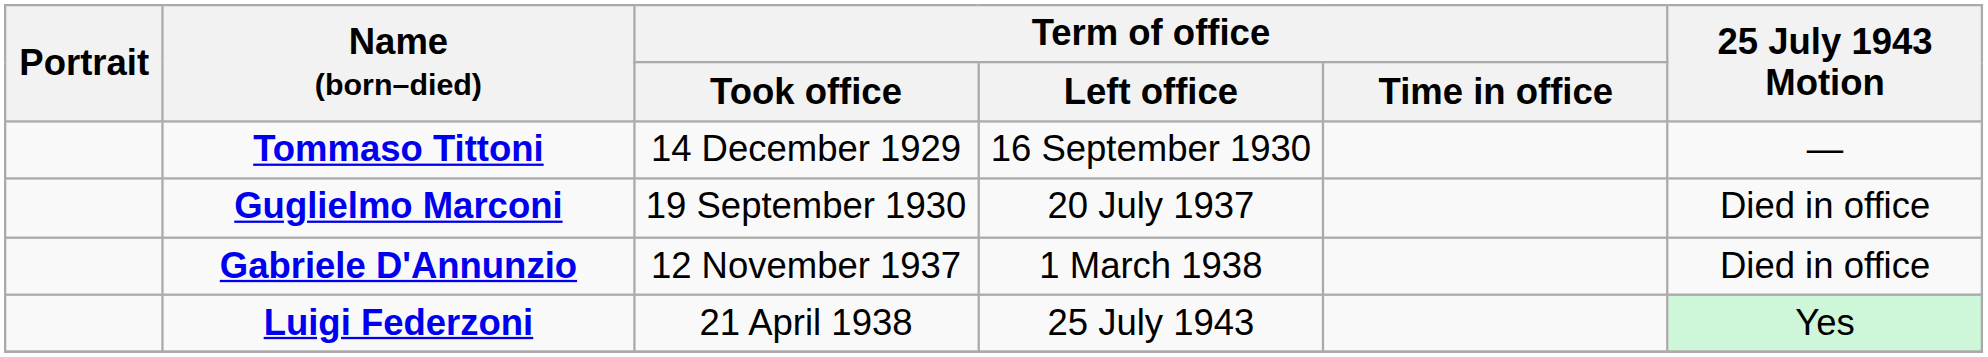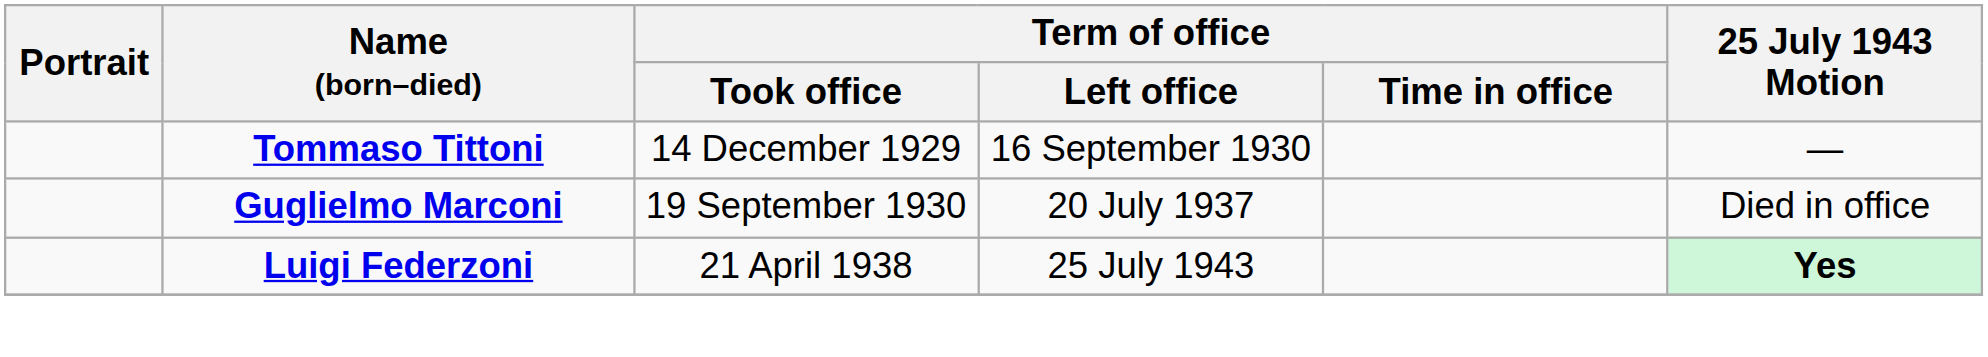- row: (398, 264)
(1825, 322) normal -> (1825, 264) bold
